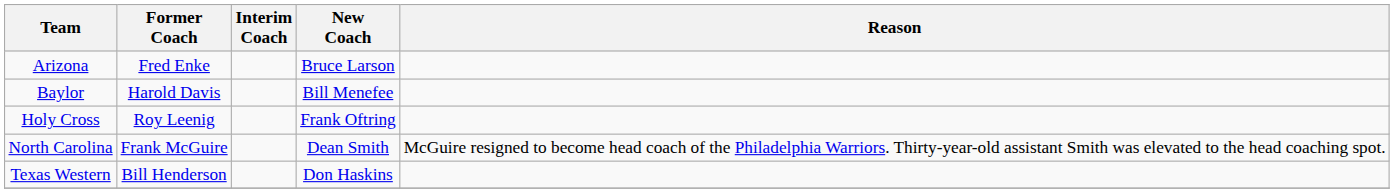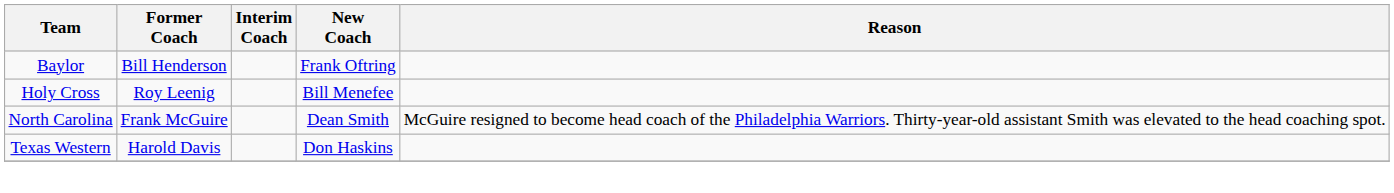- row: (61, 65)
(174, 92) Harold Davis -> (174, 65) Bill Henderson
(348, 92) Bill Menefee -> (348, 65) Frank Oftring
(348, 119) Frank Oftring -> (348, 92) Bill Menefee
(174, 174) Bill Henderson -> (174, 147) Harold Davis
